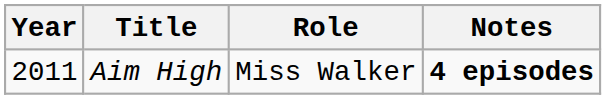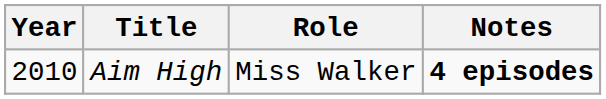(45, 72) 2011 -> (45, 72) 2010
